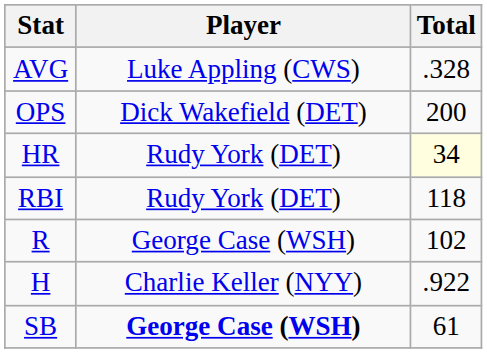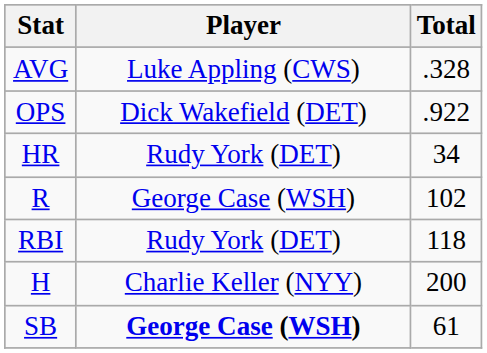(446, 111) 200 -> (446, 111) .922
(446, 154) lightyellow background -> (446, 154) no background
rows swapped: (41, 197) <-> (41, 240)
(446, 283) .922 -> (446, 283) 200
